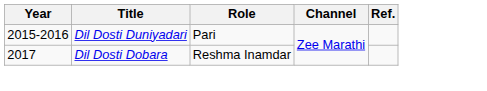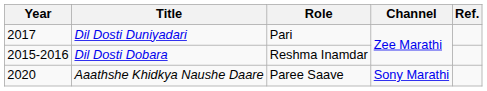(38, 34) 2015-2016 -> (22, 34) 2017
(22, 55) 2017 -> (38, 55) 2015-2016
+ row: (169, 75)
